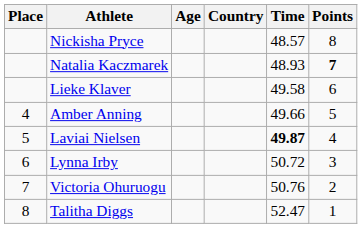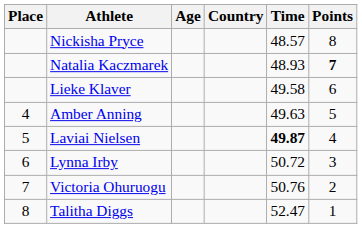(288, 114) 49.66 -> (288, 114) 49.63
